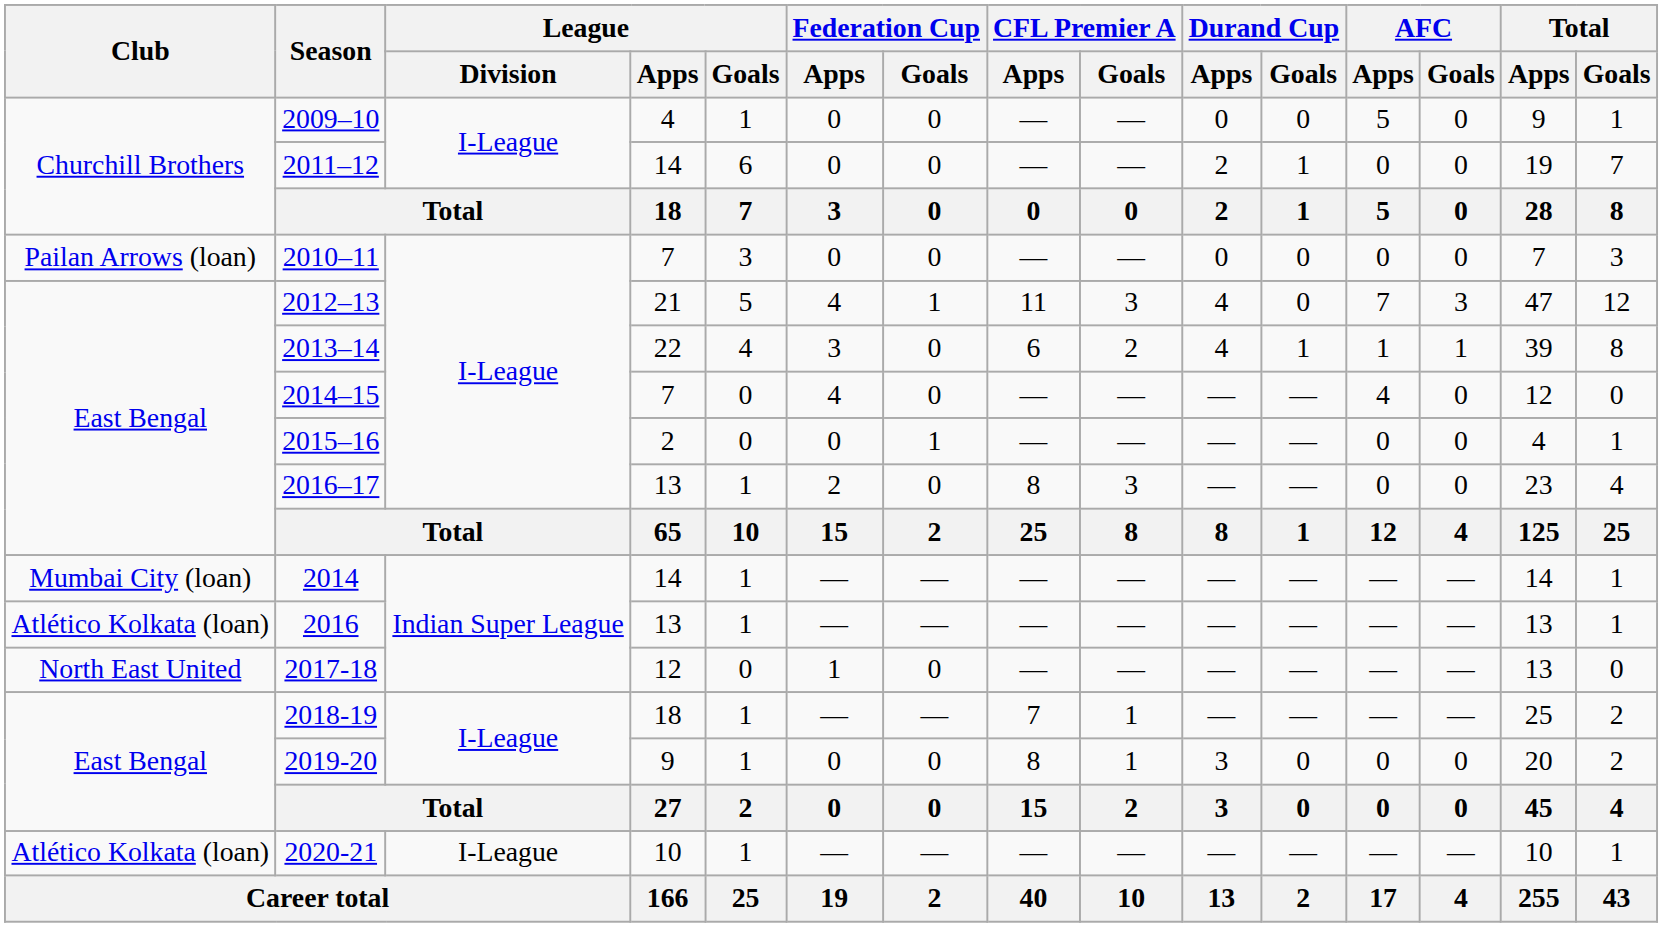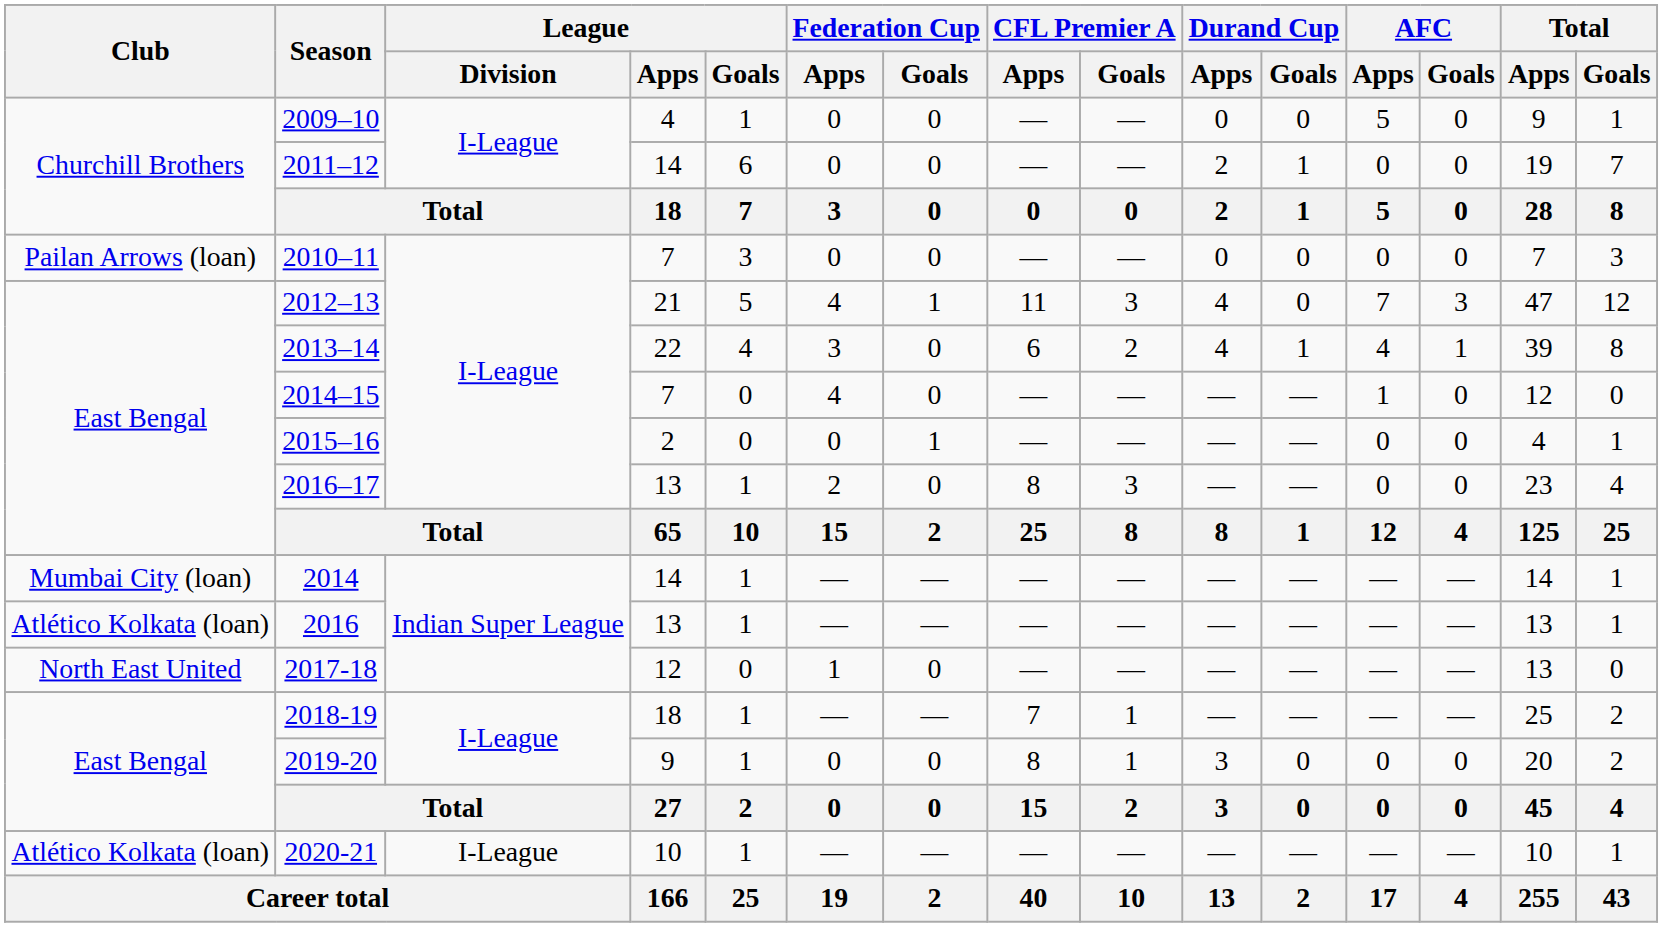(1383, 348) 1 -> (1383, 348) 4
(1383, 394) 4 -> (1383, 394) 1
